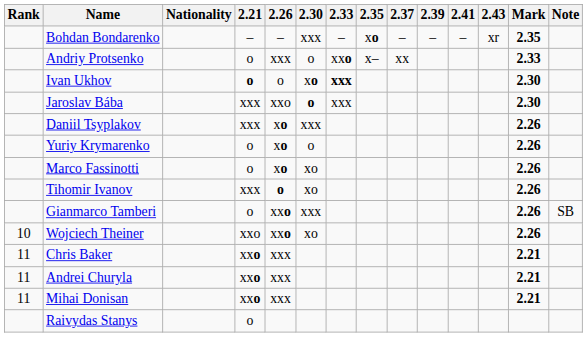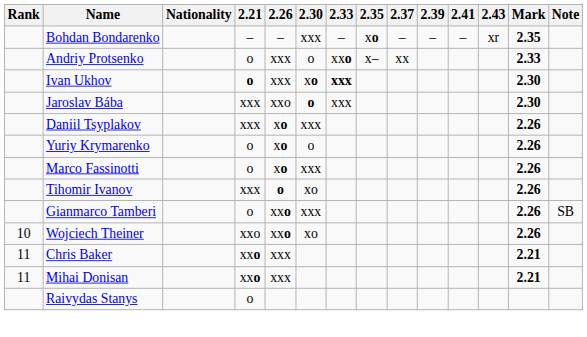(280, 80) o -> (280, 80) xxx
(311, 168) xo -> (311, 168) xxx
- row: (89, 277)
